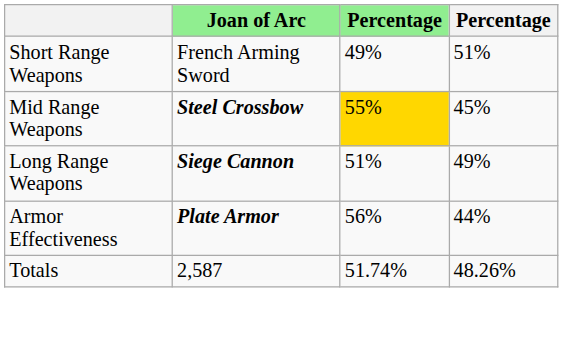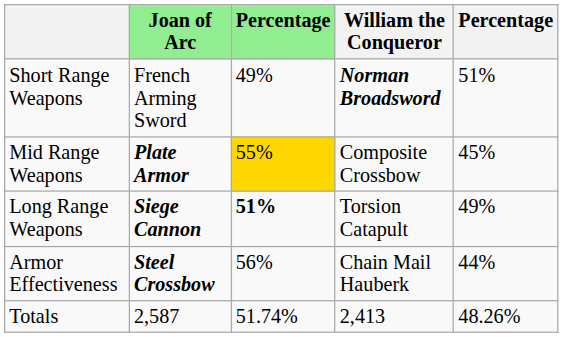+ column: (394, 31)
(240, 107) Steel Crossbow -> (161, 163) Plate Armor
(363, 161) normal -> (256, 207) bold
(228, 216) Plate Armor -> (174, 273) Steel Crossbow
